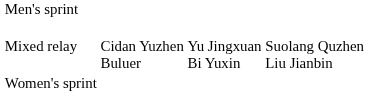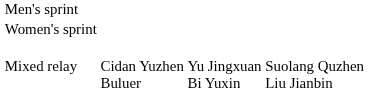rows swapped: (51, 83) <-> (41, 46)
